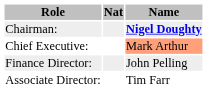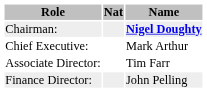(157, 46) lightsalmon background -> (157, 46) no background
rows swapped: (49, 63) <-> (53, 80)
